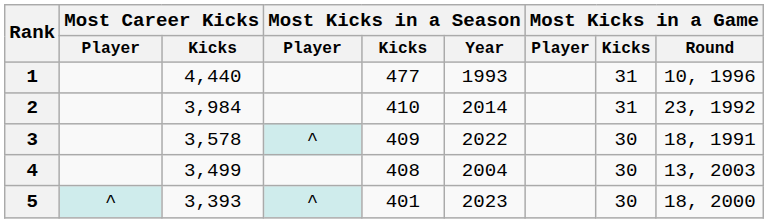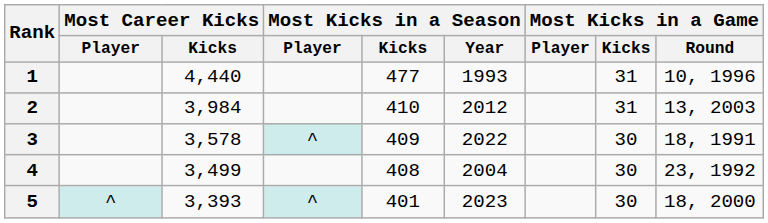(485, 108) 2014 -> (485, 108) 2012
(710, 108) 23, 1992 -> (710, 108) 13, 2003
(710, 170) 13, 2003 -> (710, 170) 23, 1992
